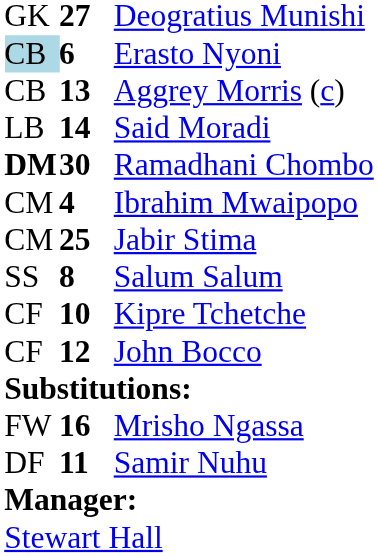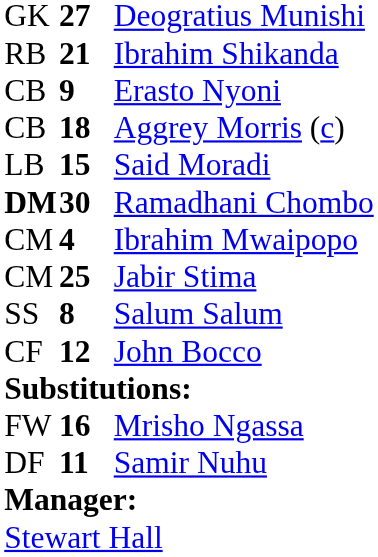+ row: (226, 53)
(25, 53) lightblue background -> (25, 90) no background
(67, 53) 6 -> (67, 90) 9
(75, 90) 13 -> (75, 127) 18
(75, 127) 14 -> (75, 164) 15
- row: (210, 313)
